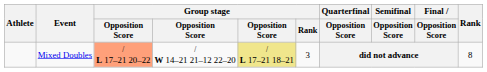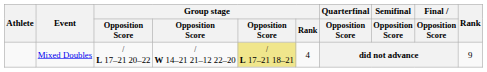(123, 55) lightsalmon background -> (123, 55) no background
(308, 55) 3 -> (308, 55) 4
(470, 55) 8 -> (470, 55) 9
